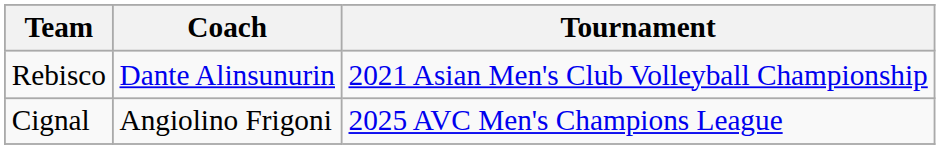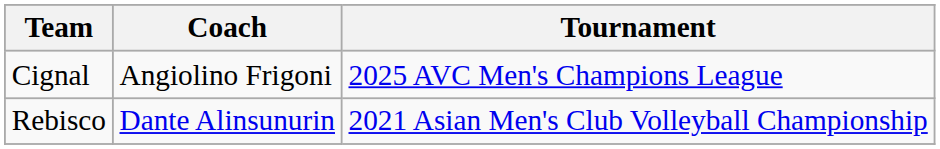rows swapped: (59, 74) <-> (51, 120)
